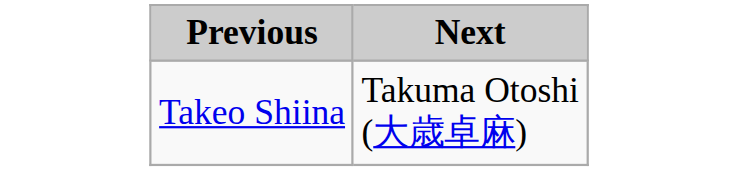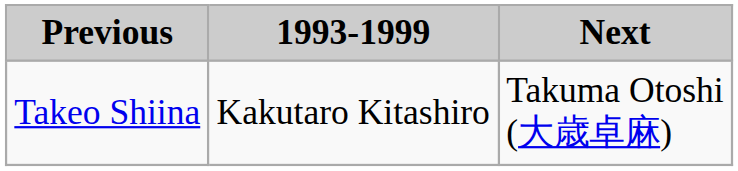+ column: (353, 32)
